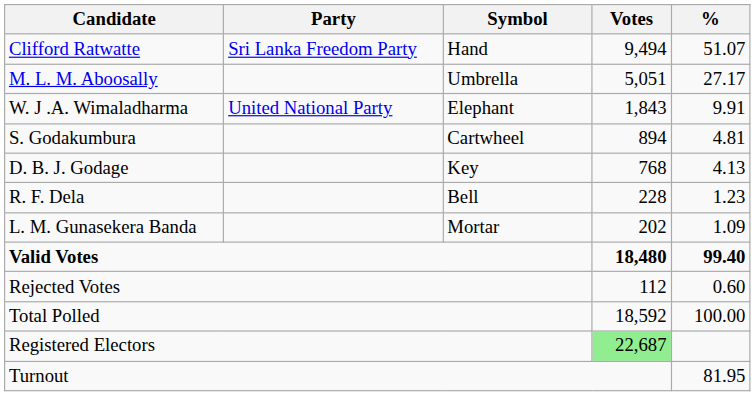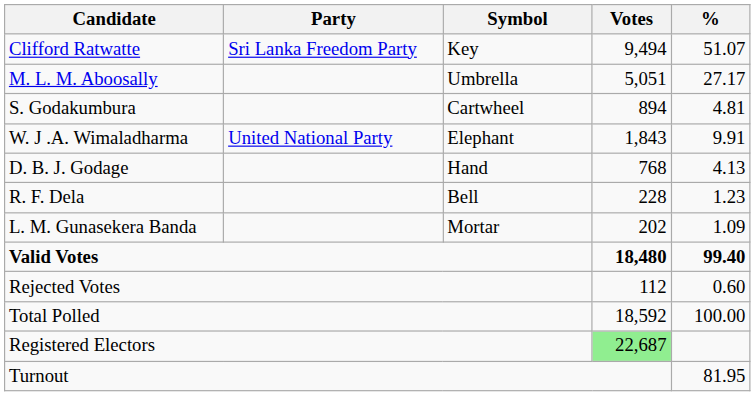(468, 49) Hand -> (463, 49) Key
rows swapped: (98, 108) <-> (72, 138)
(463, 167) Key -> (468, 167) Hand
